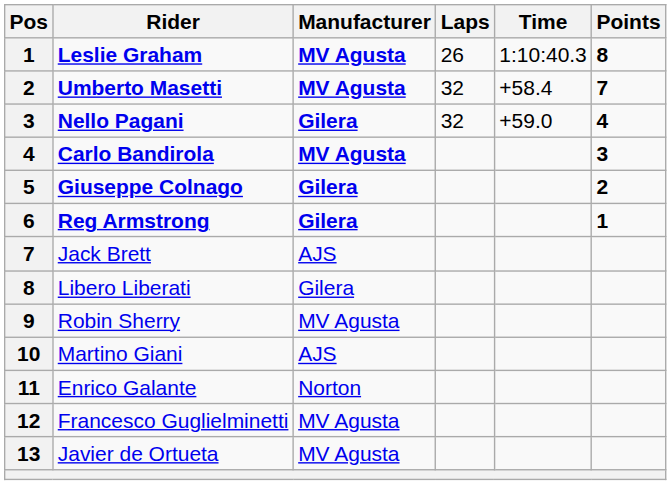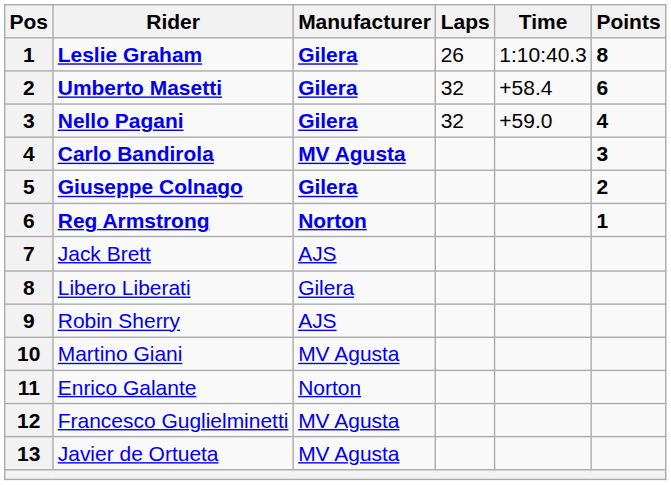(352, 55) MV Agusta -> (328, 55) Gilera
(352, 88) MV Agusta -> (328, 88) Gilera
(602, 88) 7 -> (602, 88) 6
(328, 221) Gilera -> (333, 221) Norton
(349, 320) MV Agusta -> (317, 320) AJS
(317, 354) AJS -> (349, 354) MV Agusta
